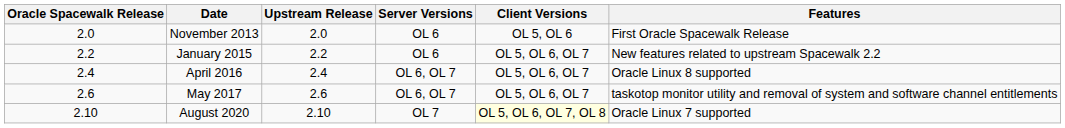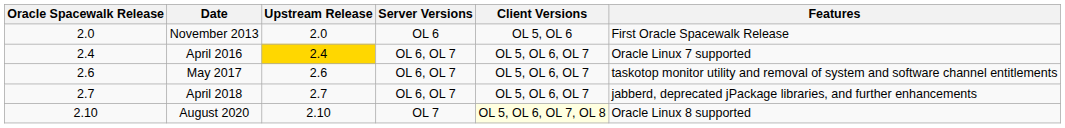- row: (214, 53)
(318, 73) no background -> (318, 53) gold background
(681, 73) Oracle Linux 8 supported -> (681, 53) Oracle Linux 7 supported
+ row: (214, 93)
(681, 113) Oracle Linux 7 supported -> (681, 113) Oracle Linux 8 supported
